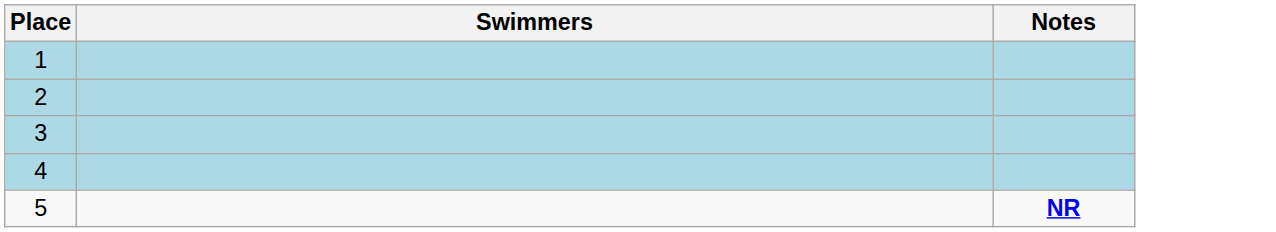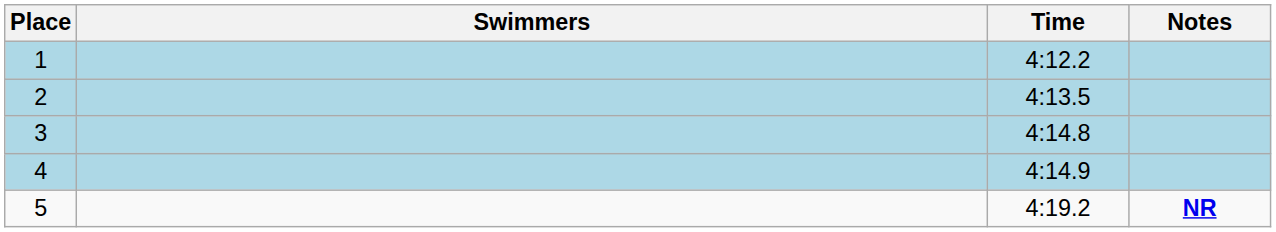+ column: (1058, 23)
